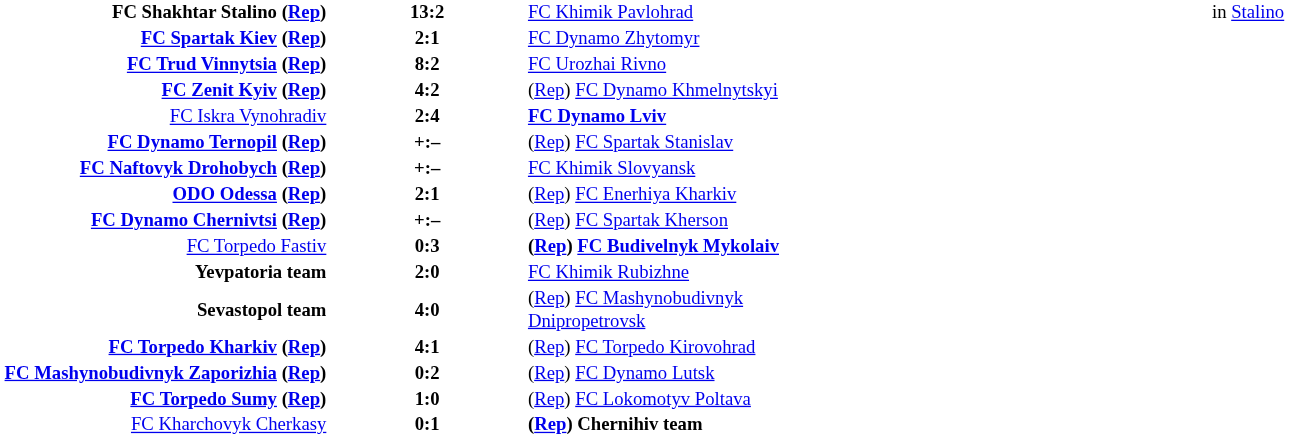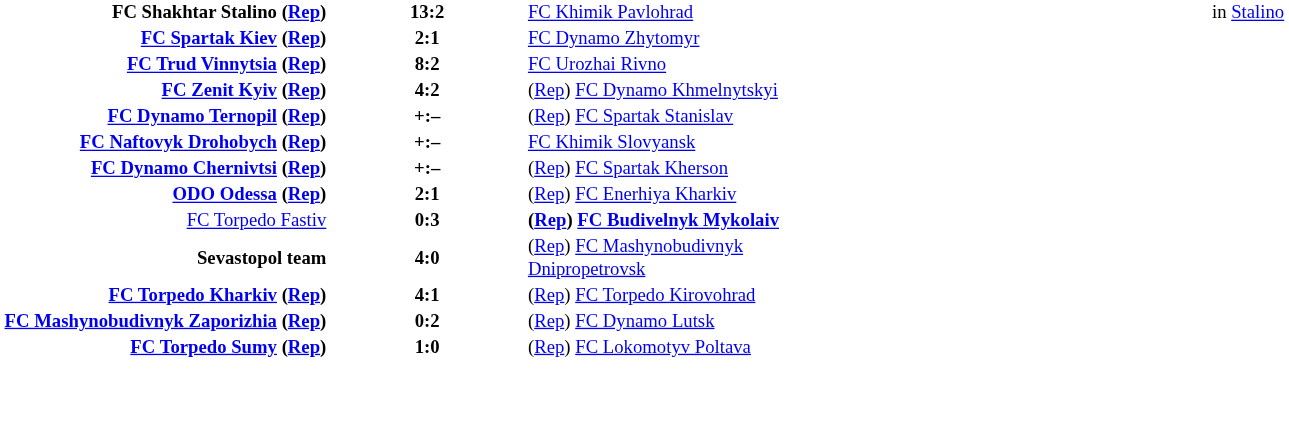- row: (248, 116)
rows swapped: (209, 220) <-> (249, 194)
- row: (261, 272)
- row: (229, 424)
